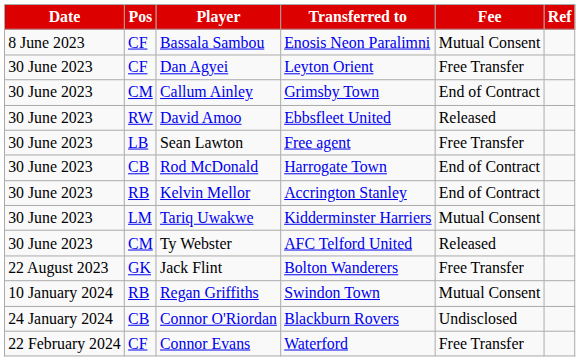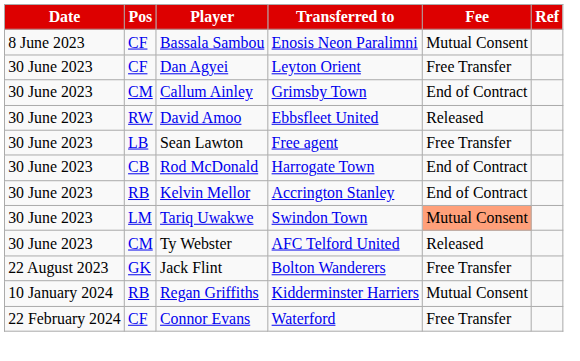(358, 218) Kidderminster Harriers -> (320, 218) Swindon Town
(490, 218) no background -> (477, 218) lightsalmon background
(332, 293) Swindon Town -> (345, 293) Kidderminster Harriers
- row: (218, 318)
